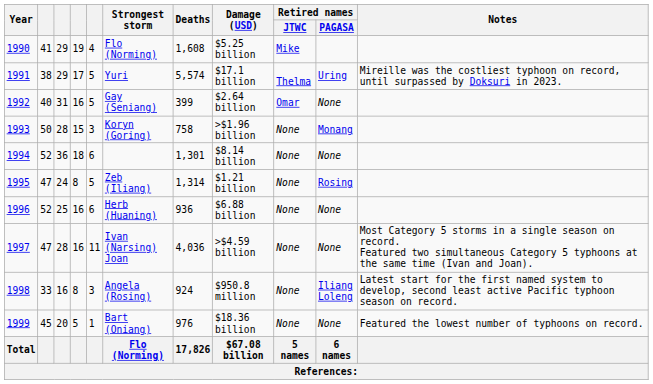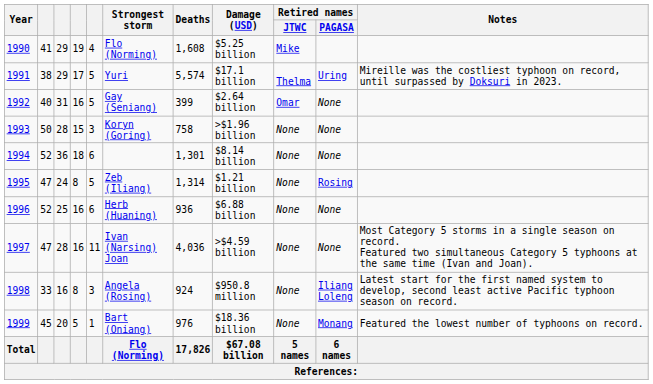(335, 129) Monang -> (330, 129) None
(330, 323) None -> (335, 323) Monang
